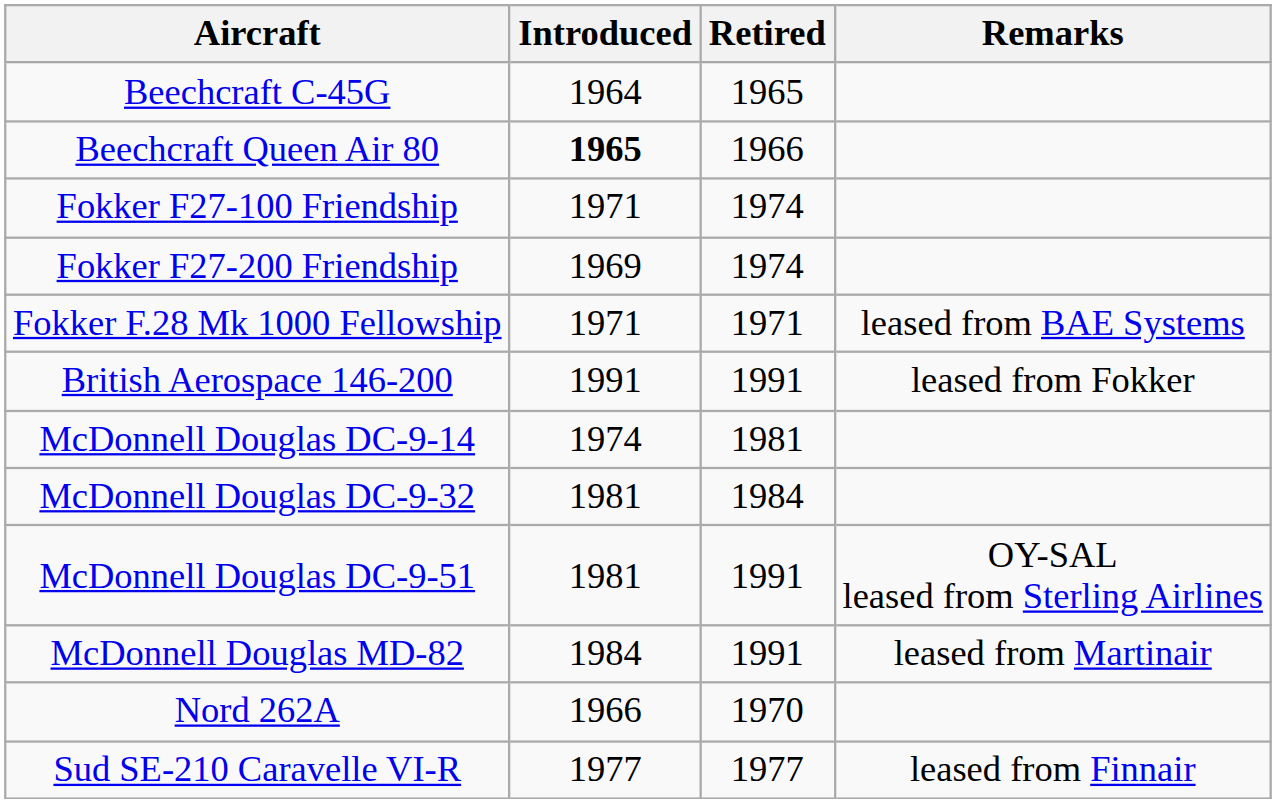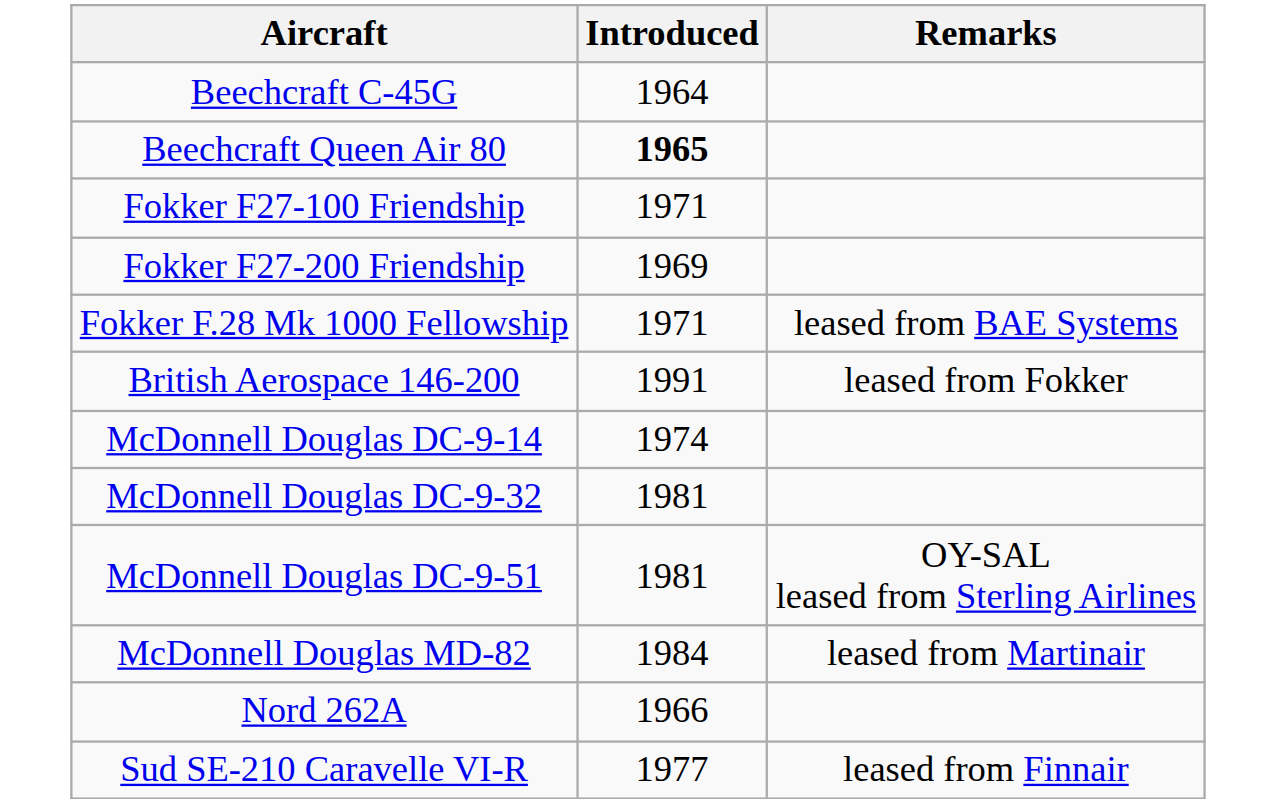- column: (767, 33)
